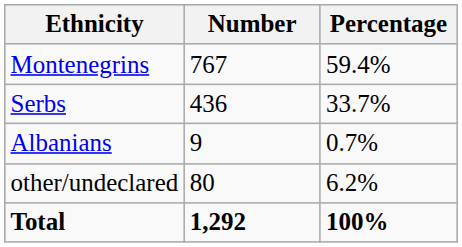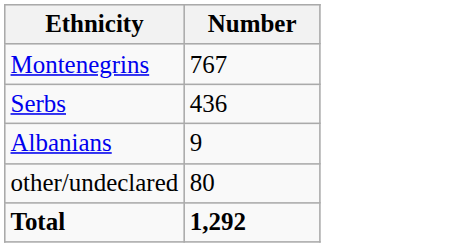- column: (388, 24)
